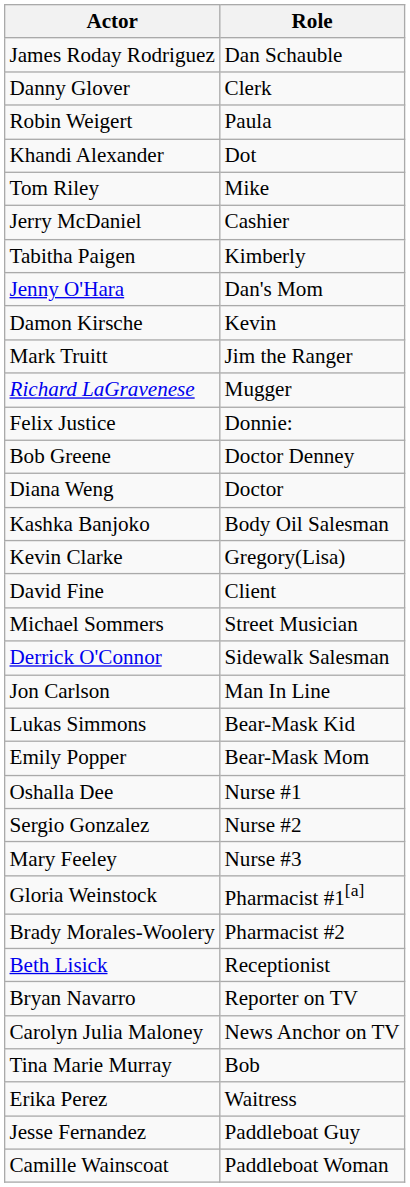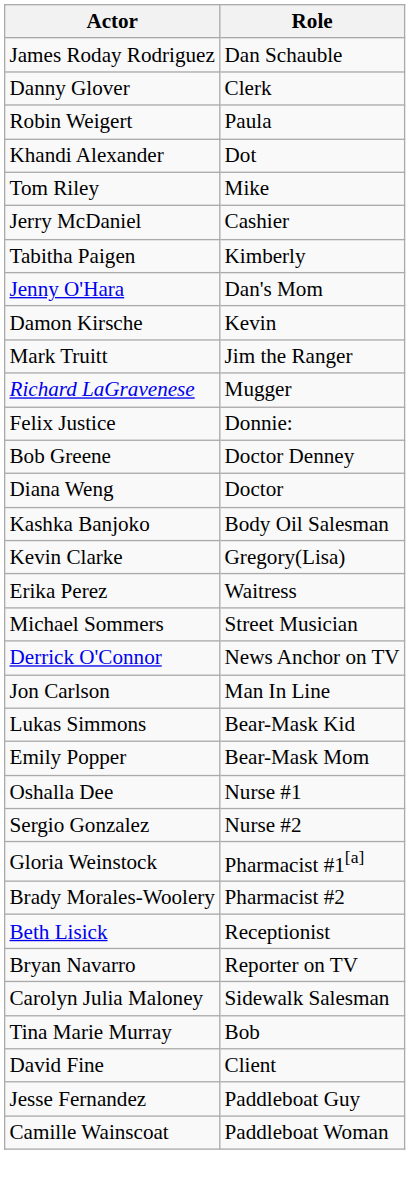rows swapped: (58, 1098) <-> (57, 590)
(307, 657) Sidewalk Salesman -> (312, 657) News Anchor on TV
- row: (63, 858)
(312, 1031) News Anchor on TV -> (307, 998) Sidewalk Salesman
